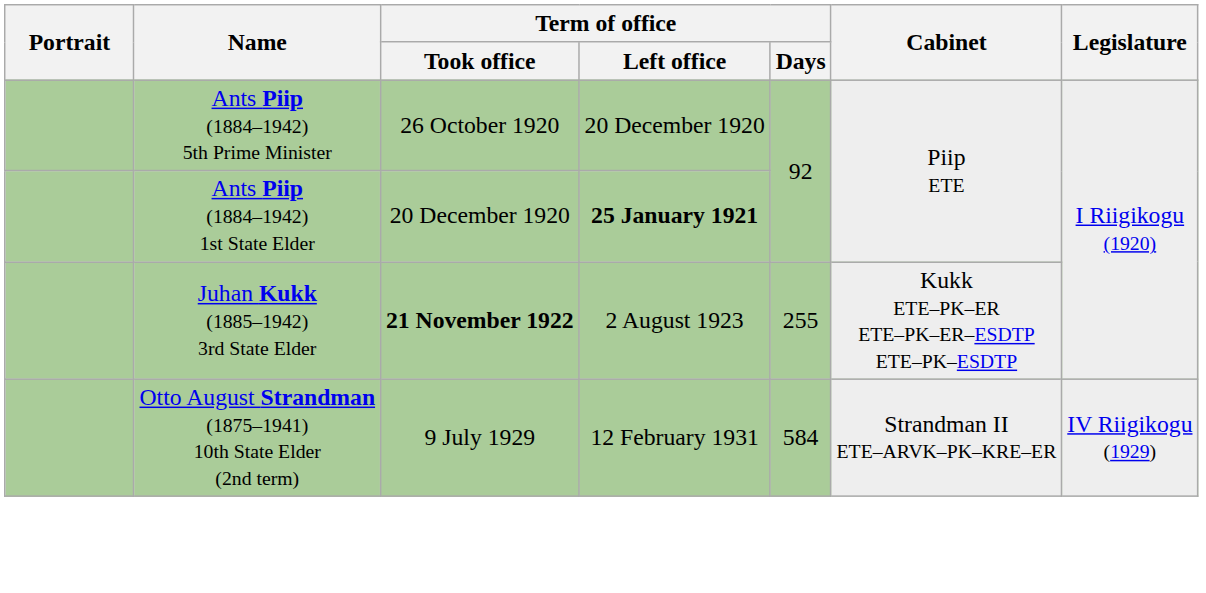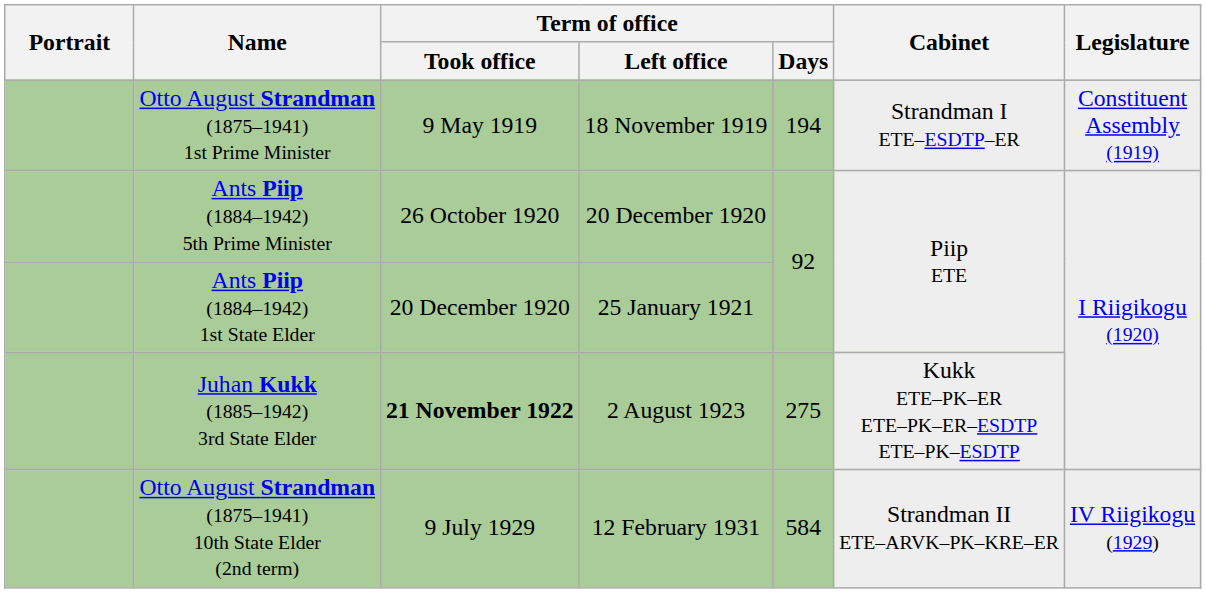+ row: (257, 125)
(675, 215) bold -> (676, 306) normal
(801, 320) 255 -> (803, 410) 275
